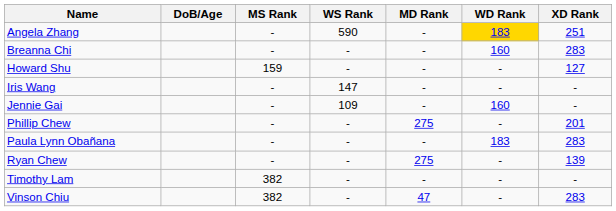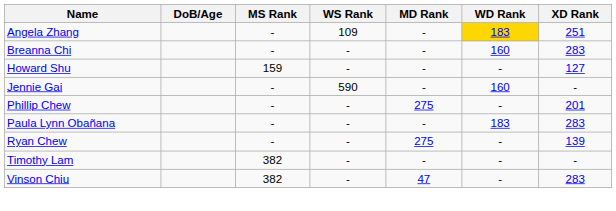(348, 32) 590 -> (348, 32) 109
- row: (31, 87)
(348, 105) 109 -> (348, 87) 590
